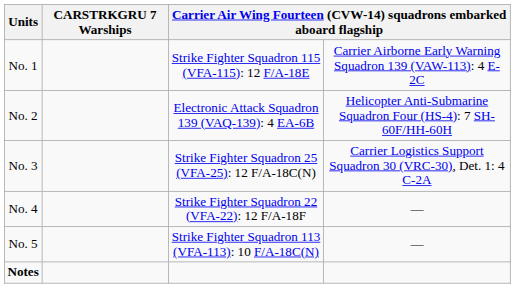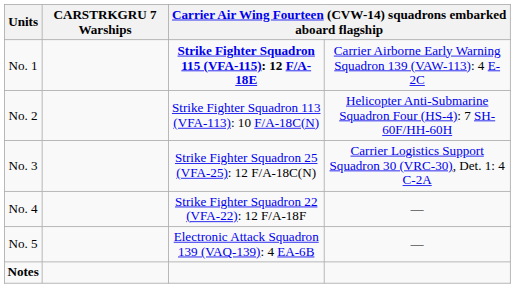(246, 65) normal -> (246, 65) bold
(246, 115) Electronic Attack Squadron 139 (VAQ-139): 4 EA-6B -> (246, 115) Strike Fighter Squadron 113 (VFA-113): 10 F/A-18C(N)
(246, 244) Strike Fighter Squadron 113 (VFA-113): 10 F/A-18C(N) -> (246, 244) Electronic Attack Squadron 139 (VAQ-139): 4 EA-6B
